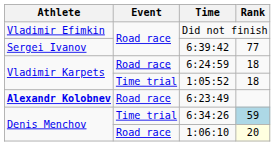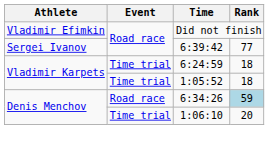(143, 64) Road race -> (140, 64) Time trial
- row: (208, 98)
(147, 115) Time trial -> (137, 98) Road race
(143, 132) Road race -> (140, 115) Time trial
(253, 132) lightyellow background -> (247, 115) no background
